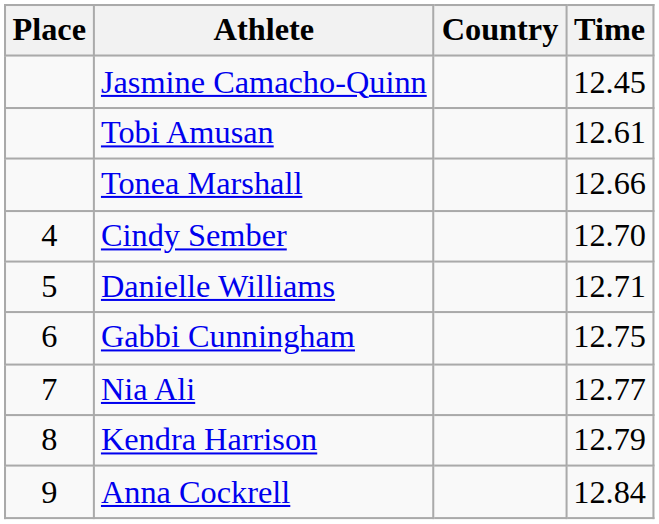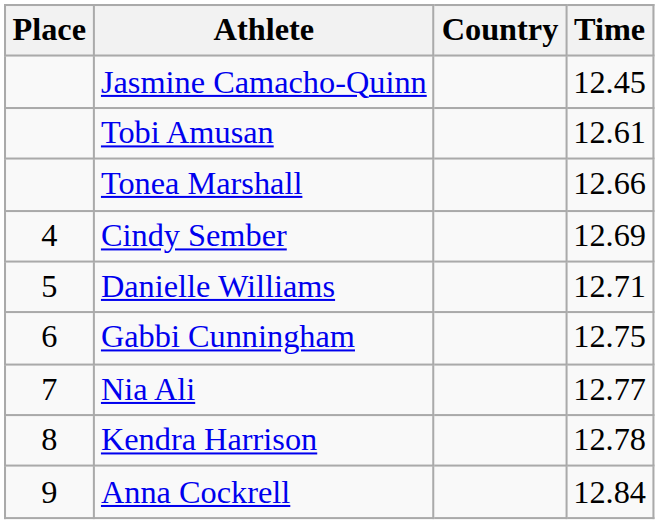(610, 235) 12.70 -> (610, 235) 12.69
(610, 440) 12.79 -> (610, 440) 12.78
